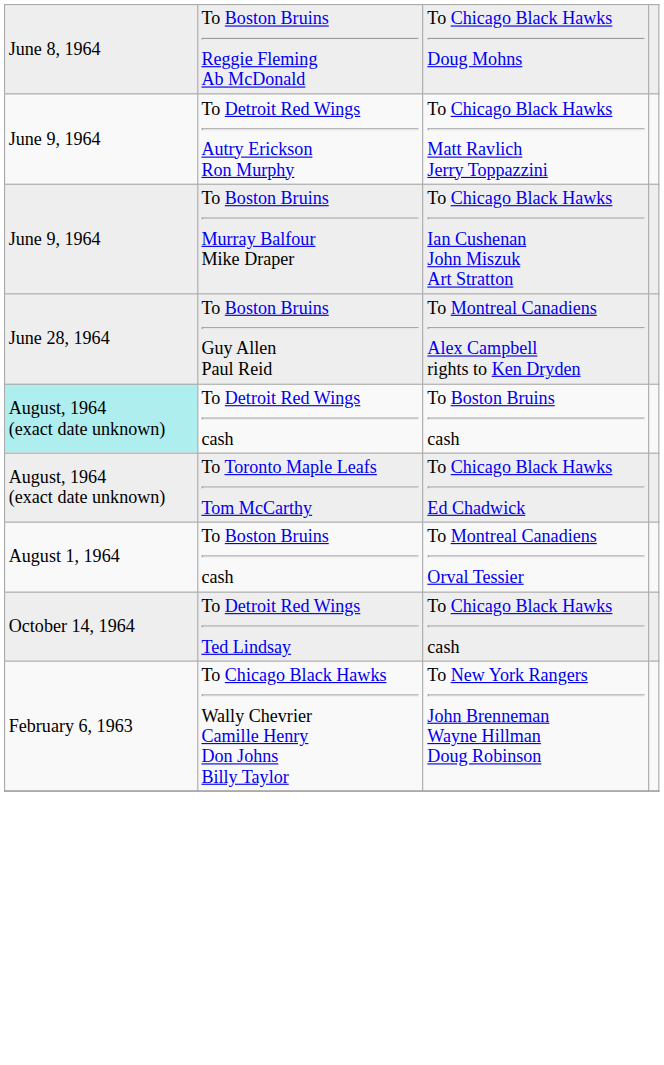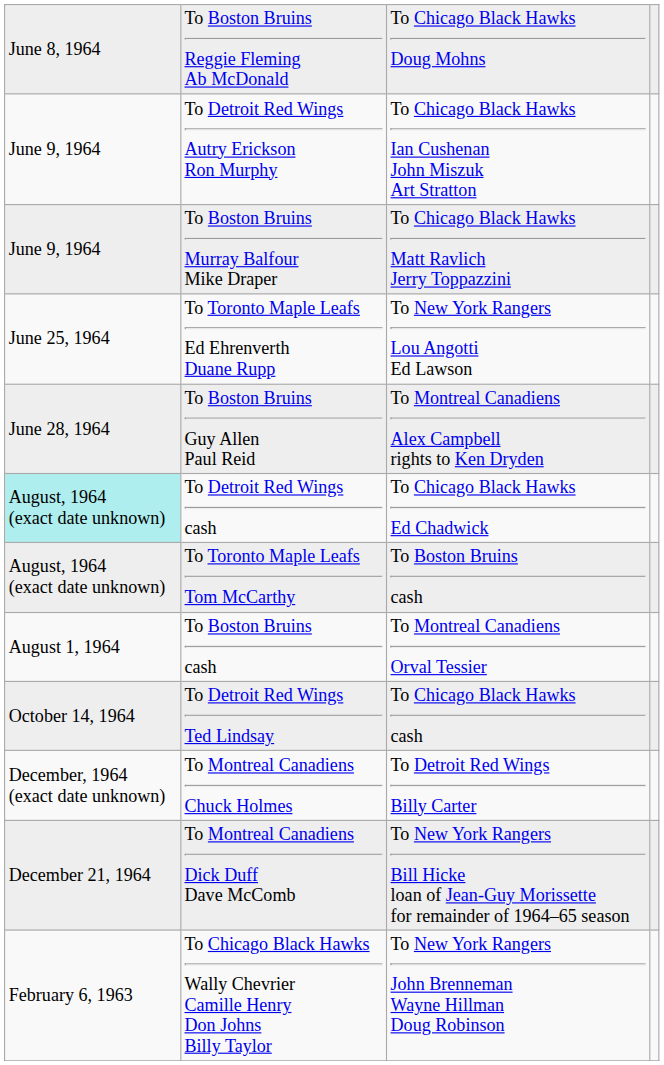(536, 139) To Chicago Black Hawks Matt Ravlich Jerry Toppazzini -> (518, 149) To Chicago Black Hawks Ian Cushenan John Miszuk Art Stratton
(536, 238) To Chicago Black Hawks Ian Cushenan John Miszuk Art Stratton -> (518, 249) To Chicago Black Hawks Matt Ravlich Jerry Toppazzini
+ row: (283, 338)
(536, 418) To Boston Bruins cash -> (518, 507) To Chicago Black Hawks Ed Chadwick
(536, 487) To Chicago Black Hawks Ed Chadwick -> (518, 577) To Boston Bruins cash
+ row: (283, 785)
+ row: (283, 864)
